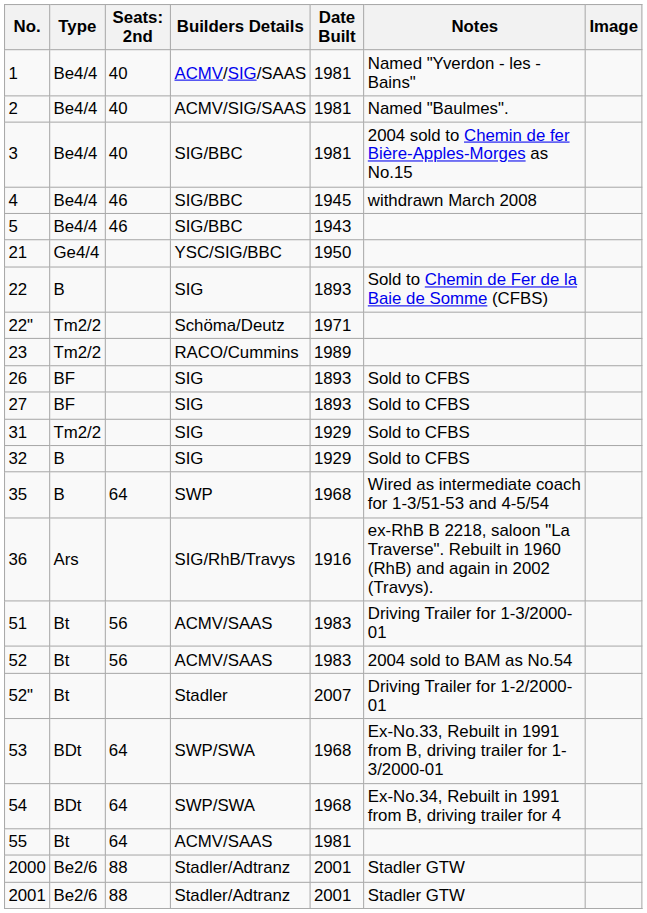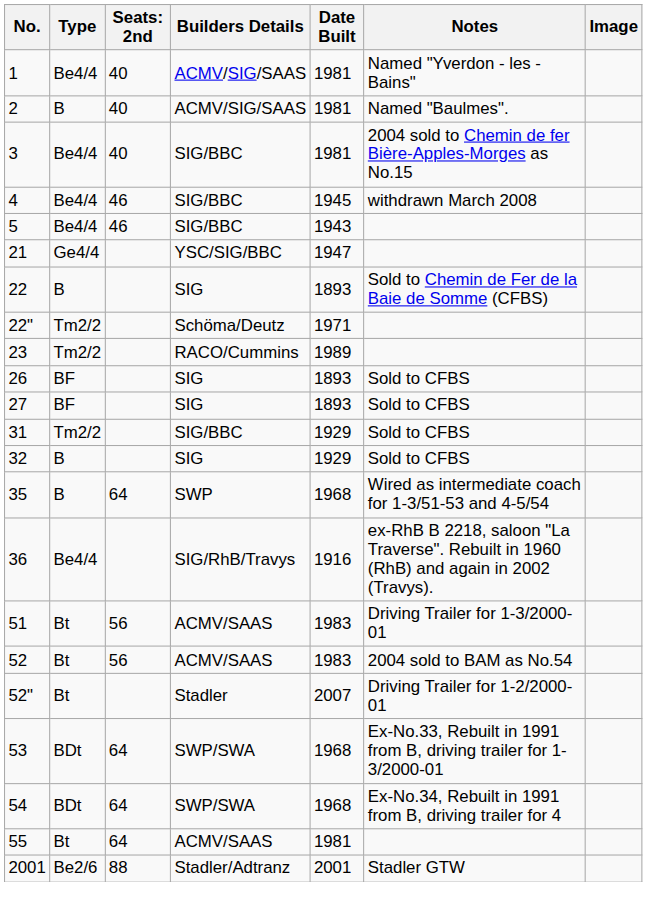(75, 108) Be4/4 -> (59, 108) B
(333, 253) 1950 -> (333, 253) 1947
(189, 432) SIG -> (209, 432) SIG/BBC
(66, 559) Ars -> (75, 559) Be4/4
- row: (27, 868)
